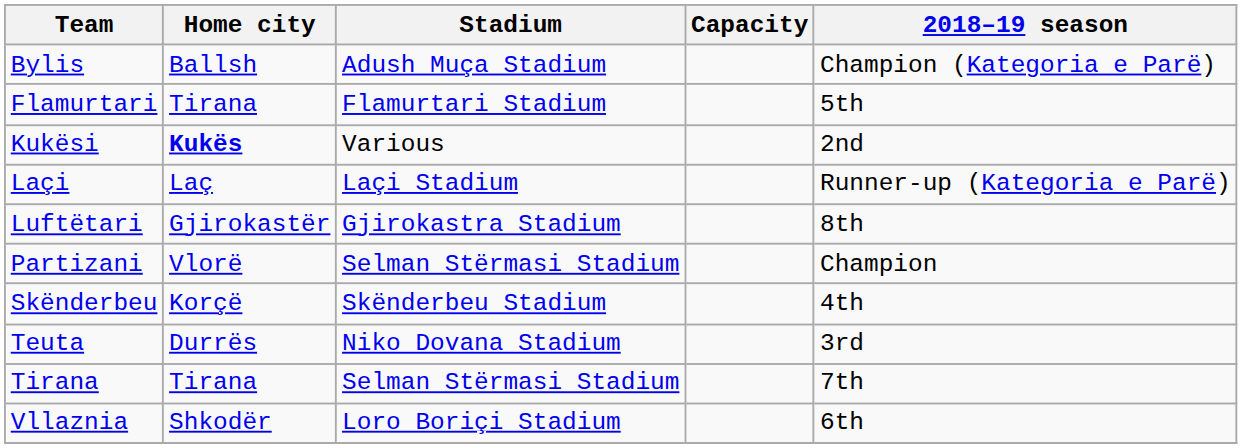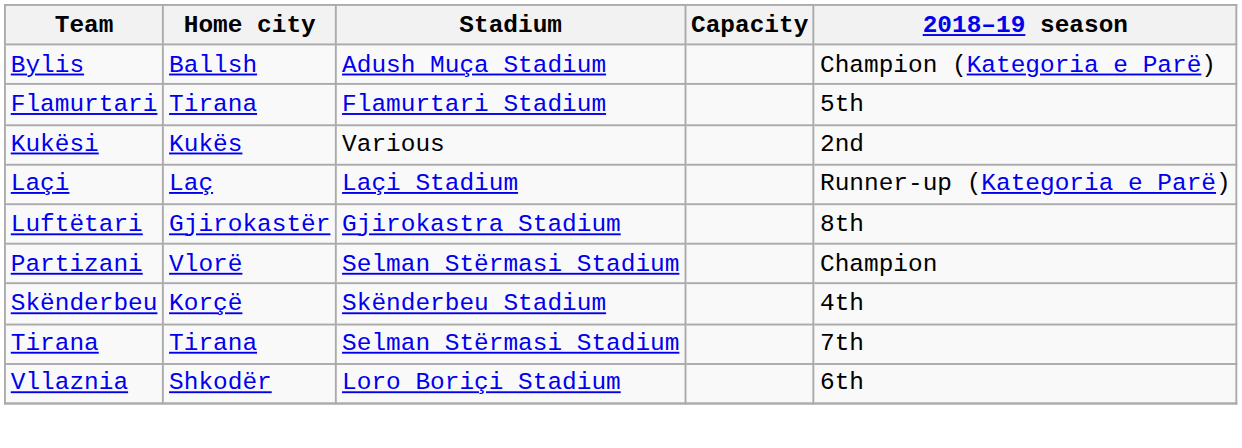(206, 144) bold -> (206, 144) normal
- row: (47, 344)
